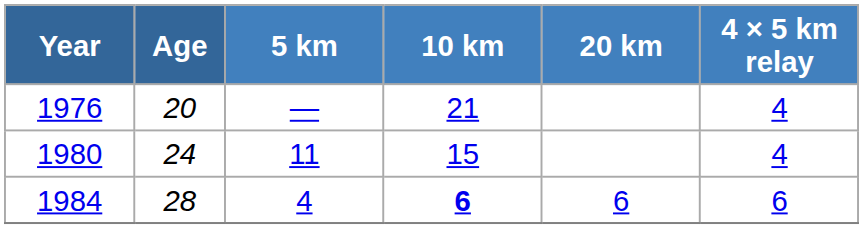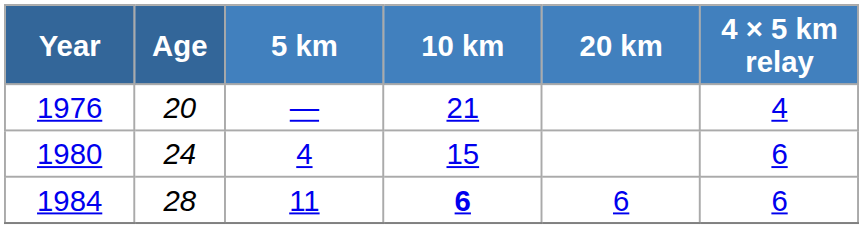(304, 154) 11 -> (304, 154) 4
(780, 154) 4 -> (780, 154) 6
(304, 201) 4 -> (304, 201) 11
